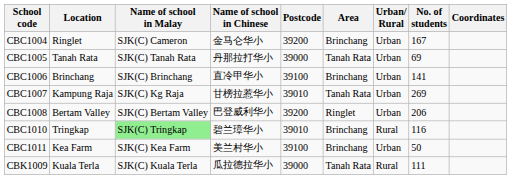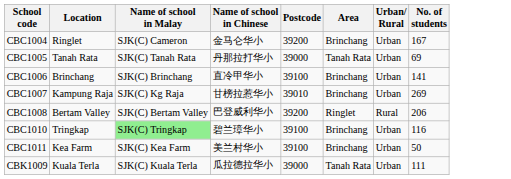- column: (478, 18)
(348, 94) Tanah Rata -> (347, 94) Brinchang
(388, 112) Urban -> (387, 112) Rural
(295, 130) 39010 -> (295, 130) 39100
(387, 130) Rural -> (388, 130) Urban
(387, 165) Rural -> (388, 165) Urban
